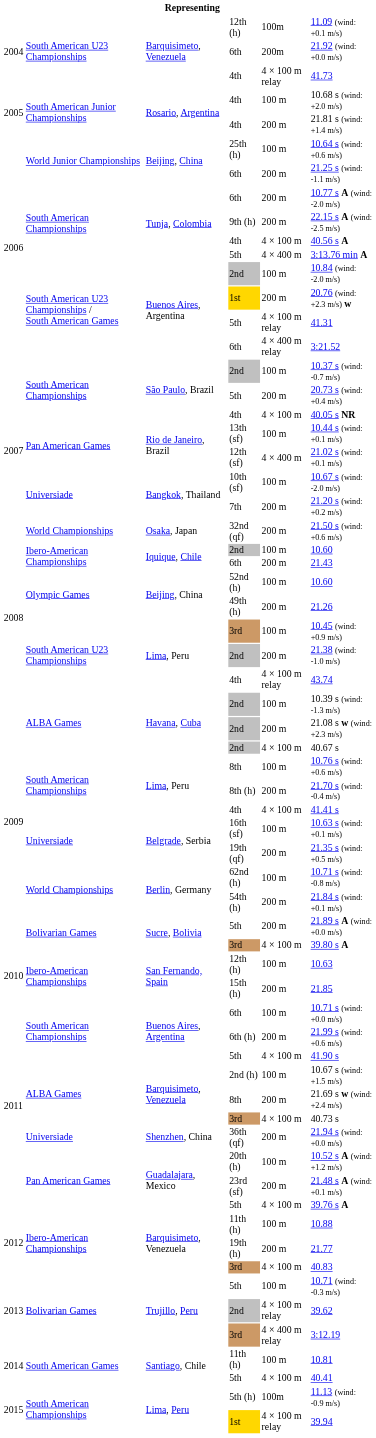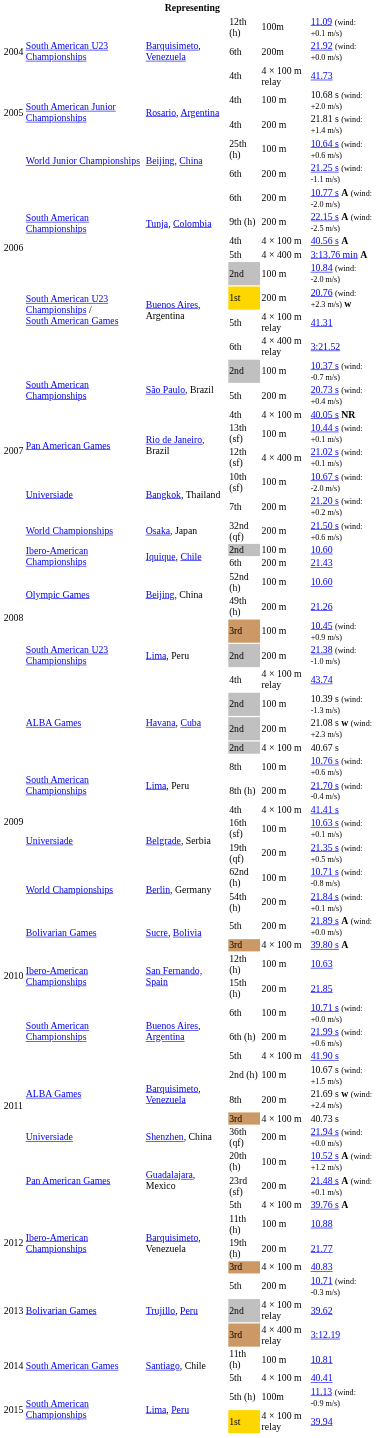(274, 1286) 100 m -> (274, 1286) 200 m
